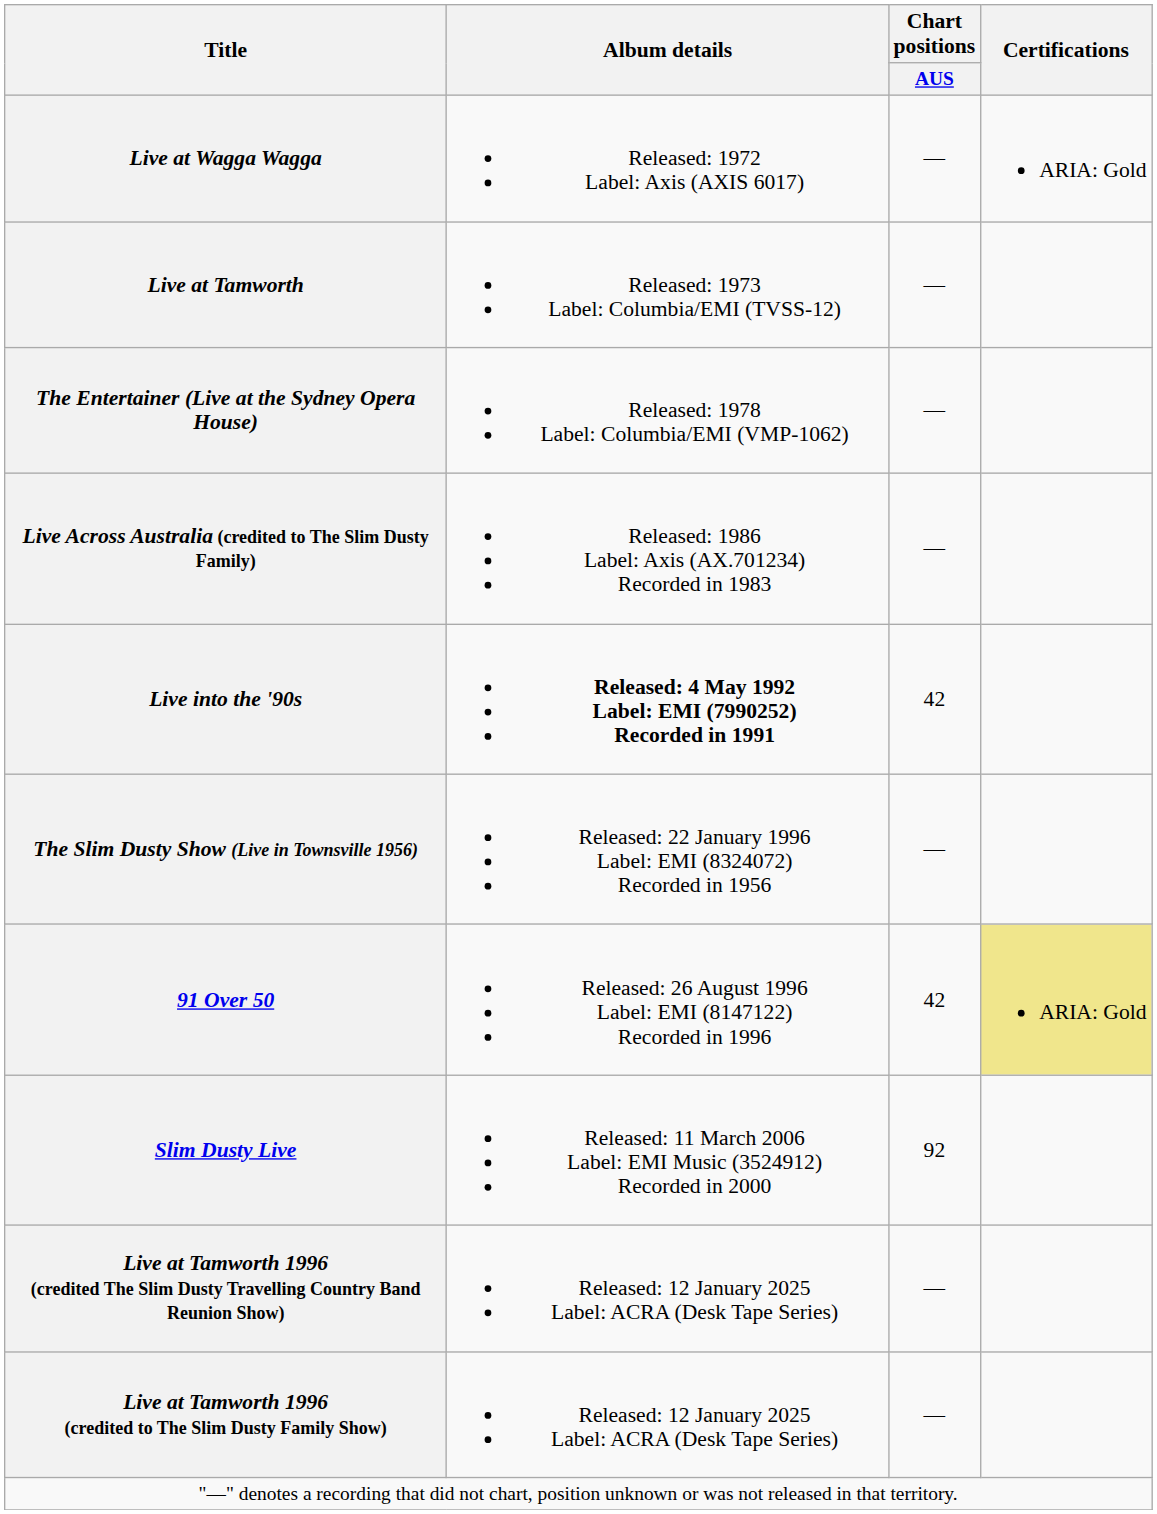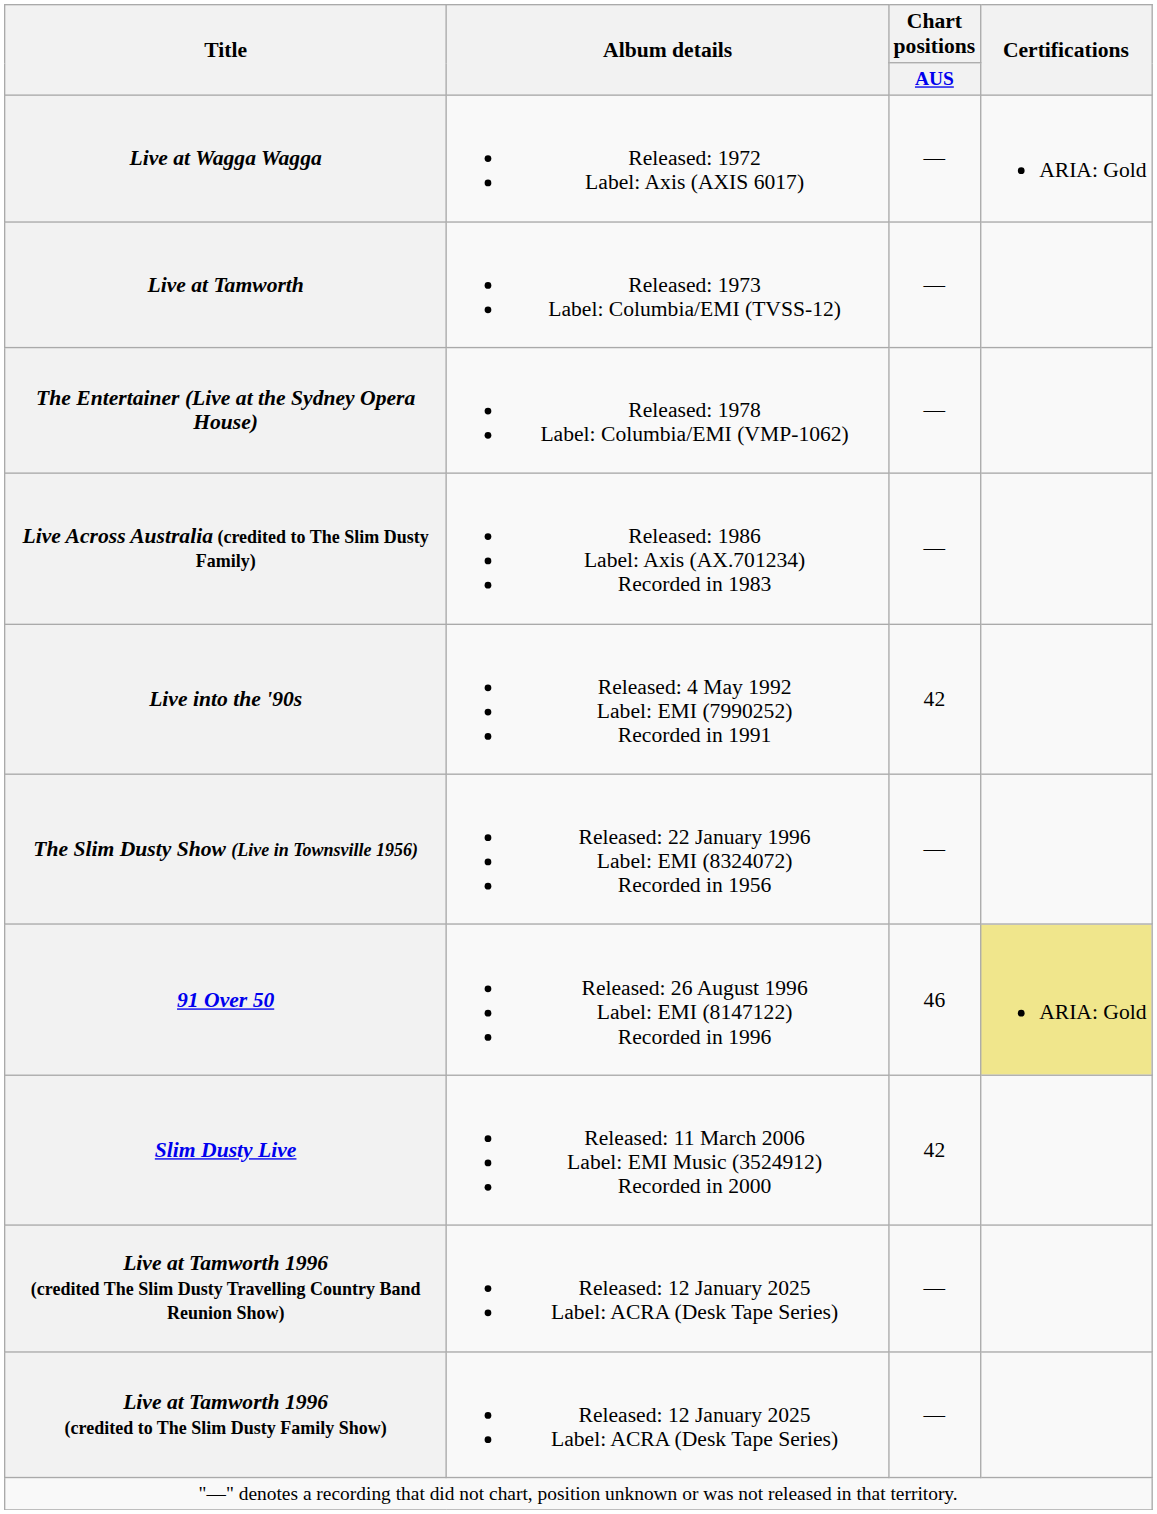(668, 711) bold -> (668, 711) normal
(934, 999) 42 -> (934, 999) 46
(934, 1149) 92 -> (934, 1149) 42
